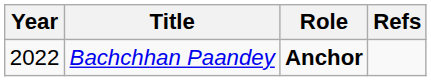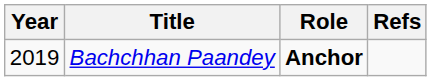(35, 57) 2022 -> (35, 57) 2019
